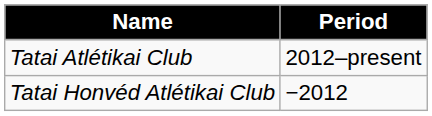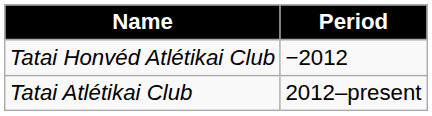rows swapped: (143, 92) <-> (101, 57)
